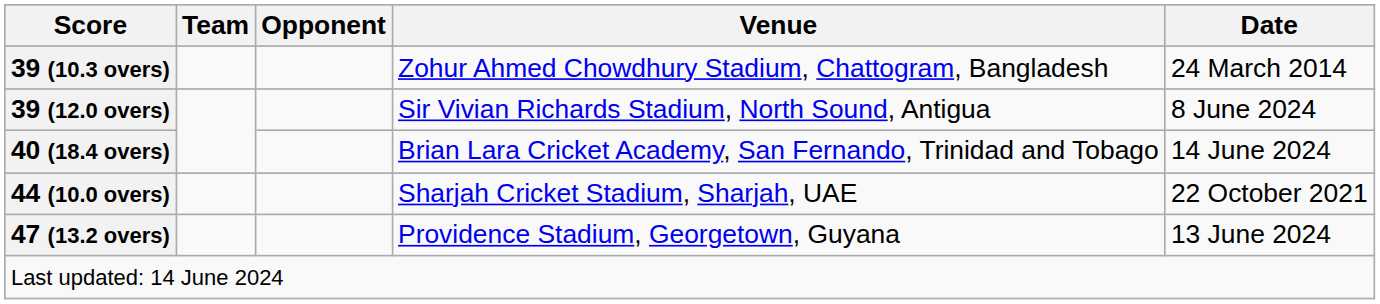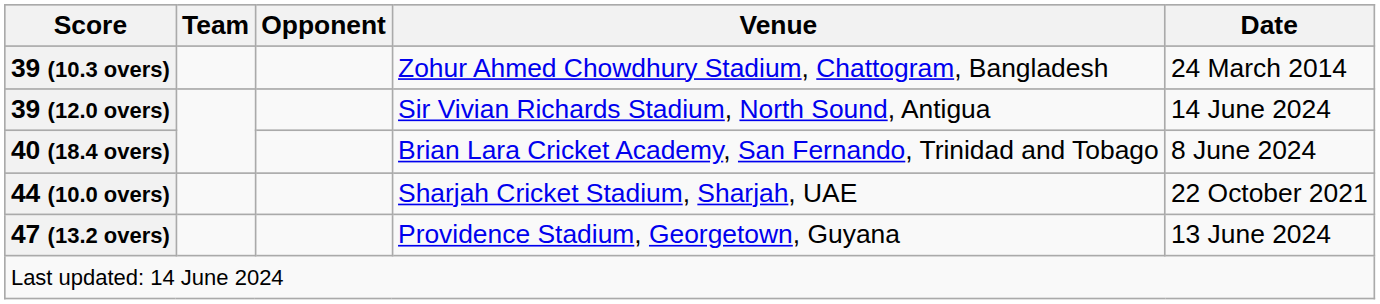(1244, 109) 8 June 2024 -> (1251, 109) 14 June 2024
(1251, 151) 14 June 2024 -> (1244, 151) 8 June 2024
